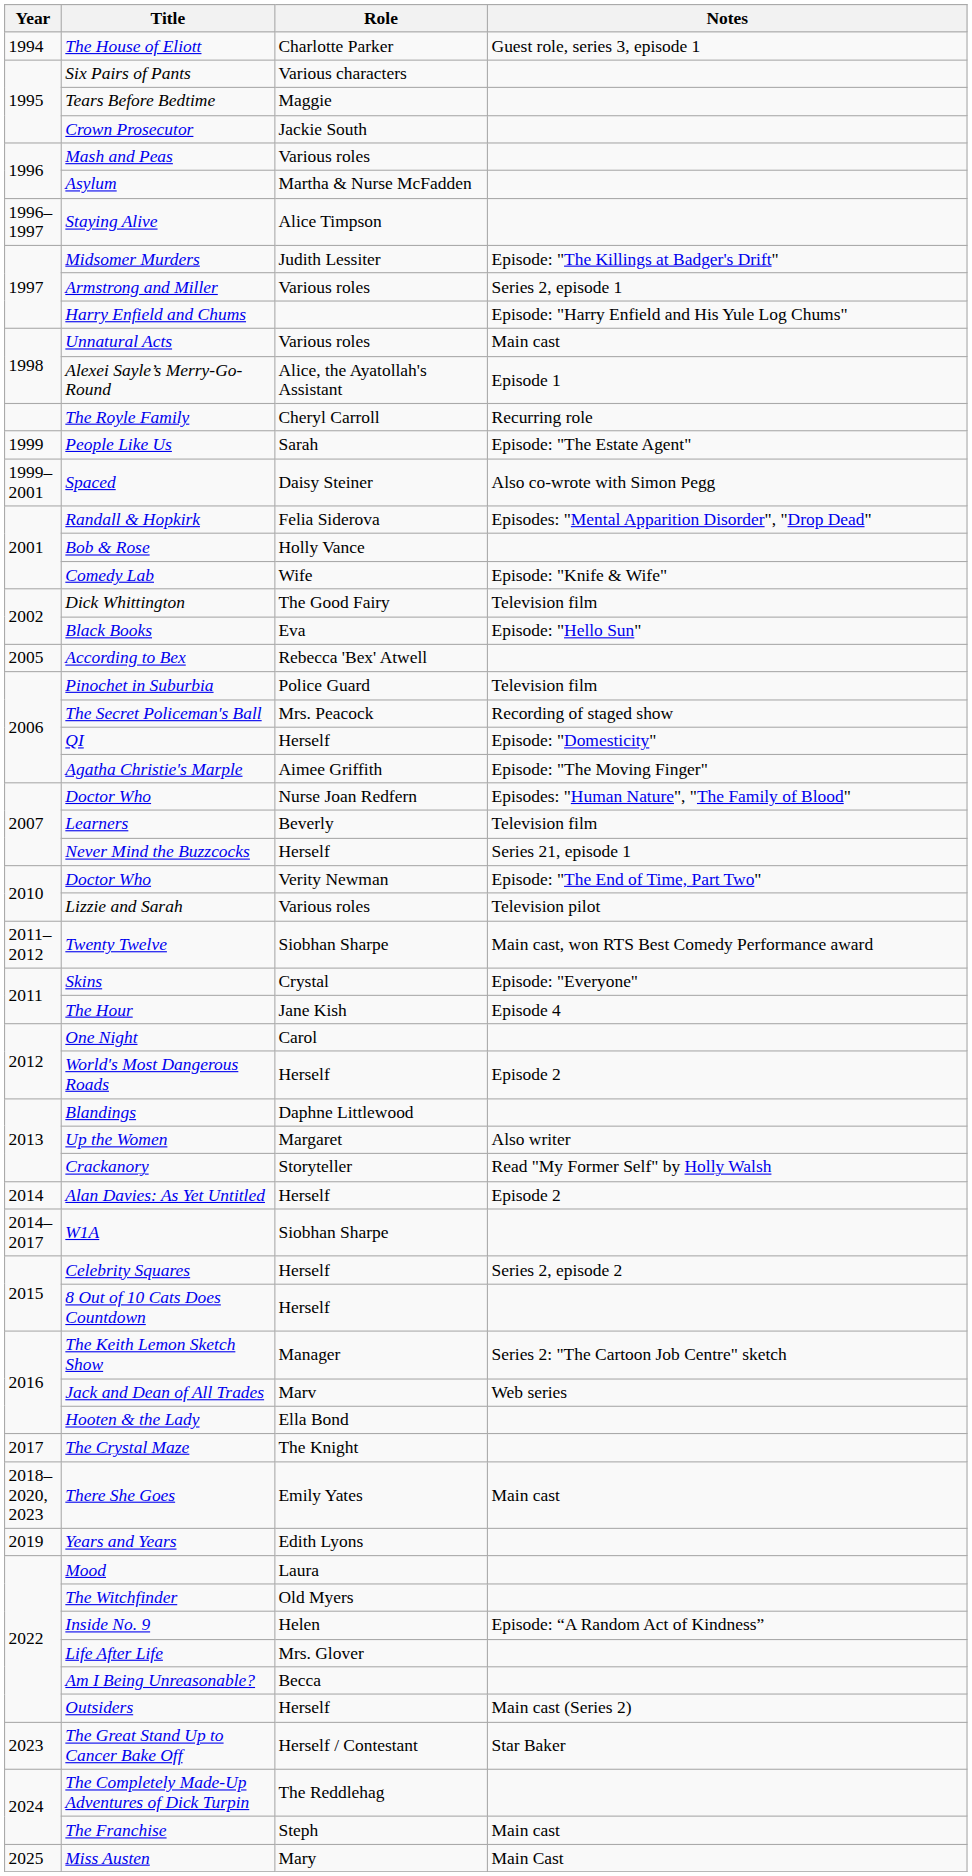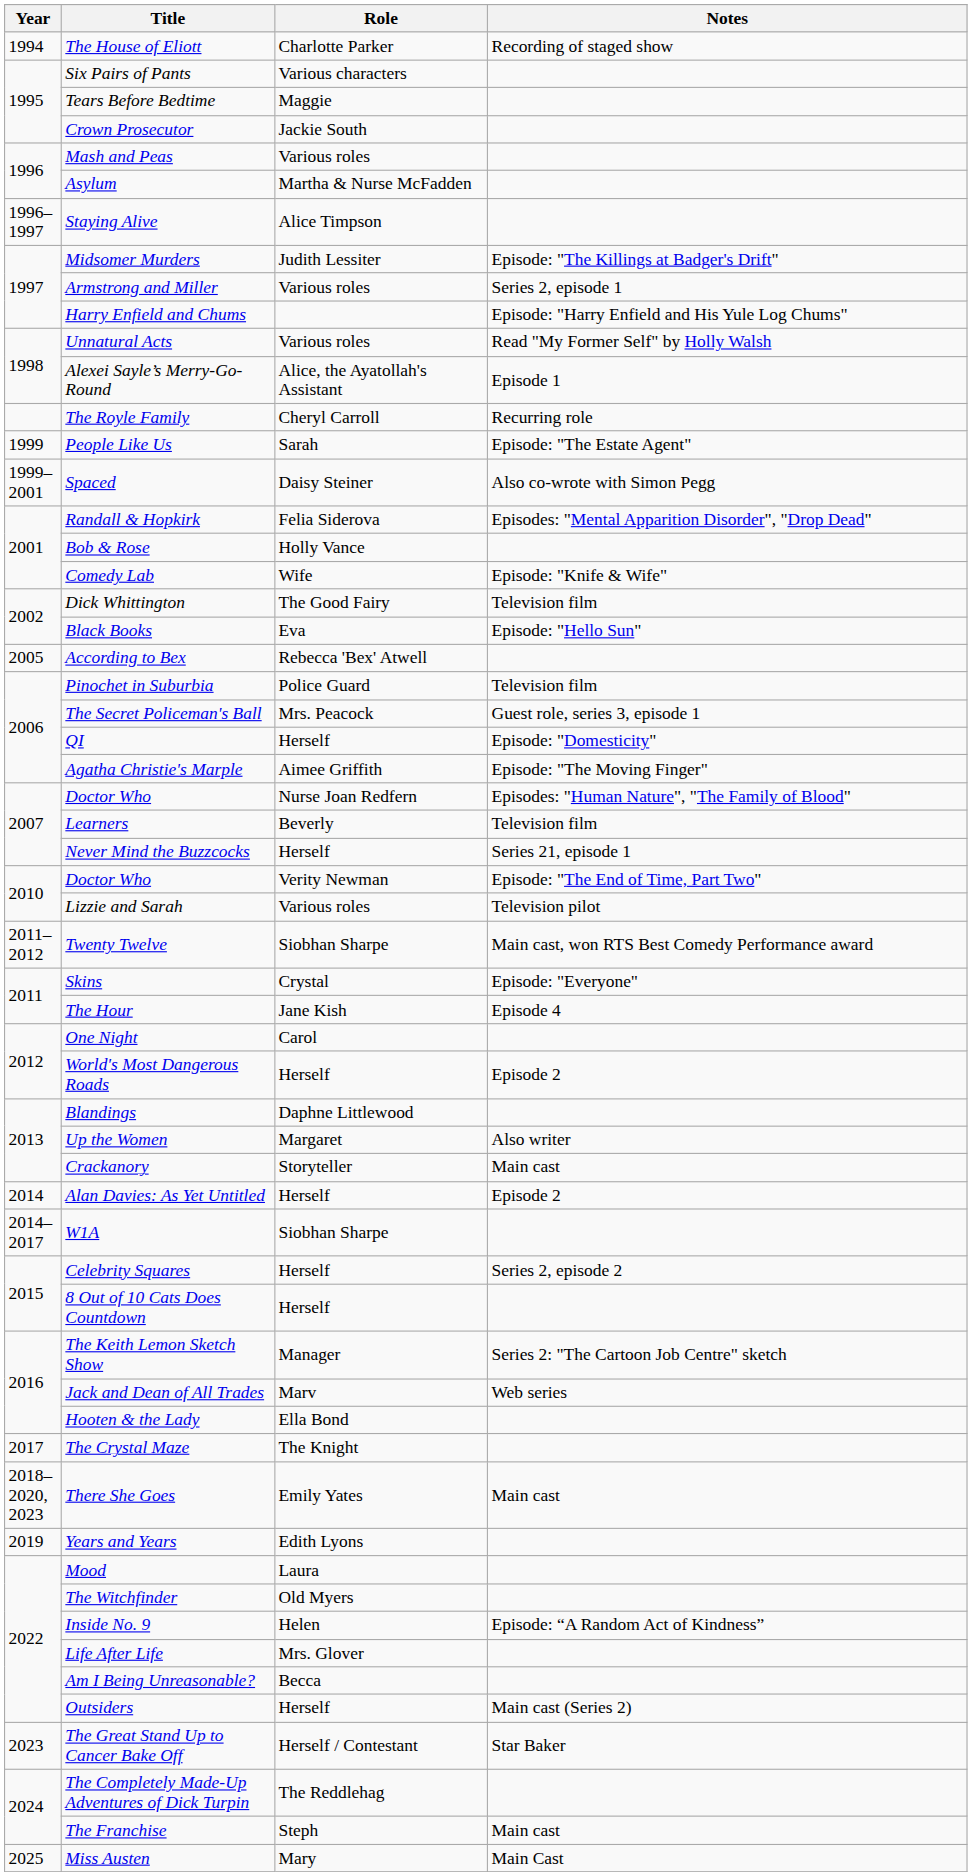(596, 45) Guest role, series 3, episode 1 -> (582, 45) Recording of staged show
(526, 342) Main cast -> (631, 342) Read "My Former Self" by Holly Walsh
(582, 713) Recording of staged show -> (596, 713) Guest role, series 3, episode 1
(631, 1167) Read "My Former Self" by Holly Walsh -> (526, 1167) Main cast
